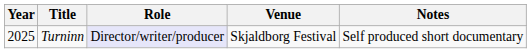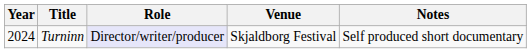(21, 36) 2025 -> (21, 36) 2024
